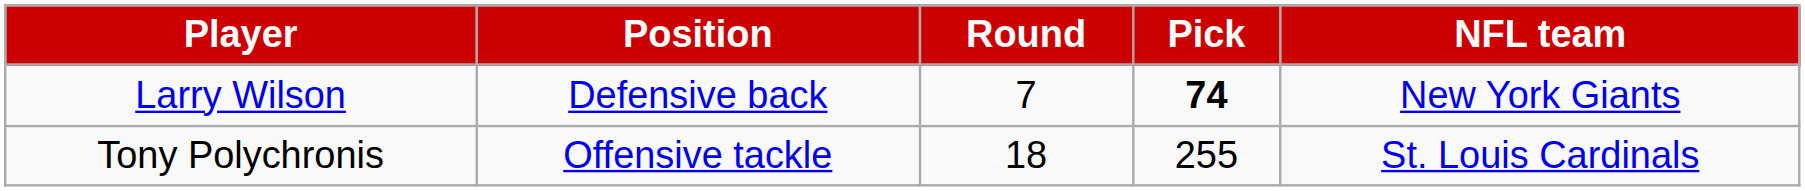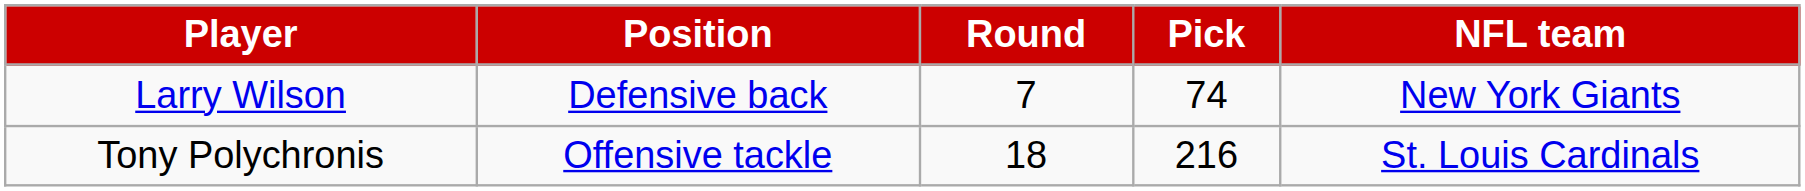(1206, 94) bold -> (1206, 94) normal
(1206, 154) 255 -> (1206, 154) 216
